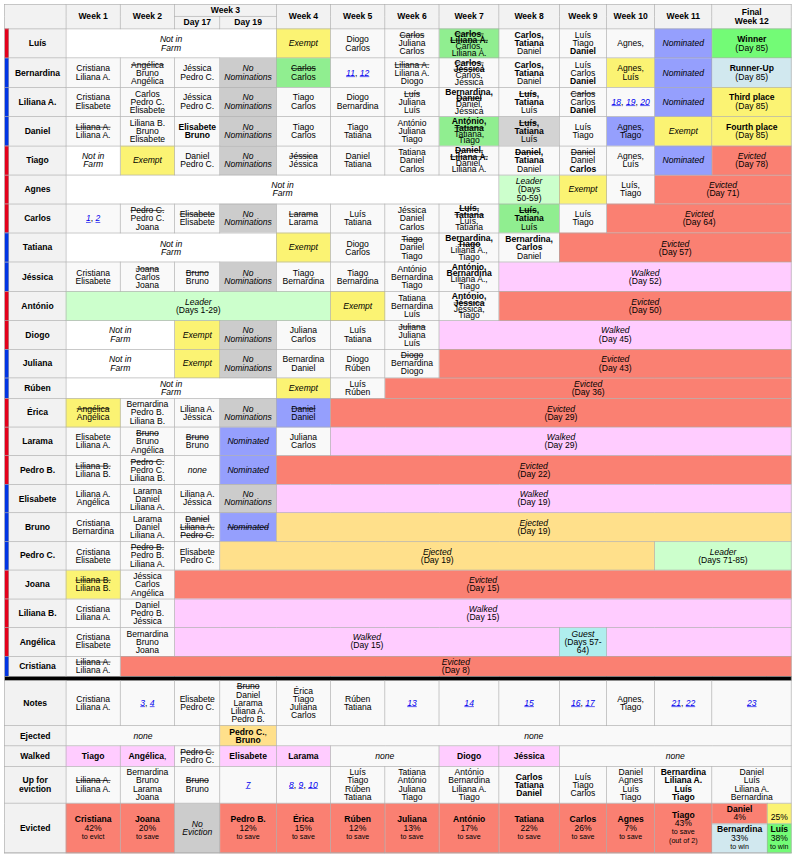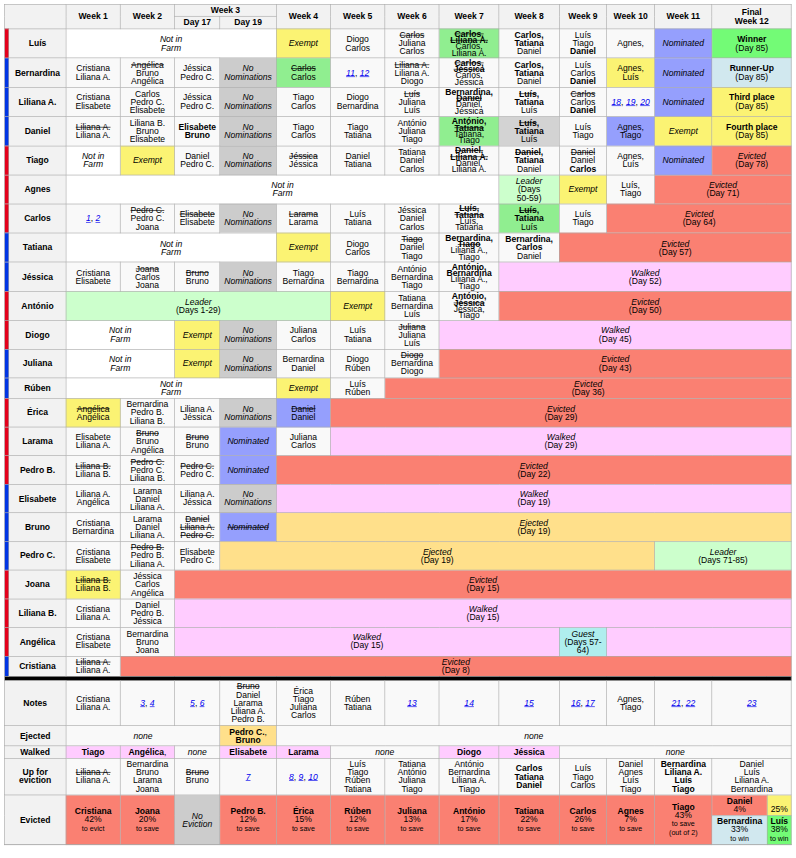(197, 470) none -> (197, 470) Pedro C. Pedro C.
(197, 703) Elisabete Pedro C. -> (197, 703) 5, 6
(197, 756) Pedro C. Pedro C. -> (197, 752) none
